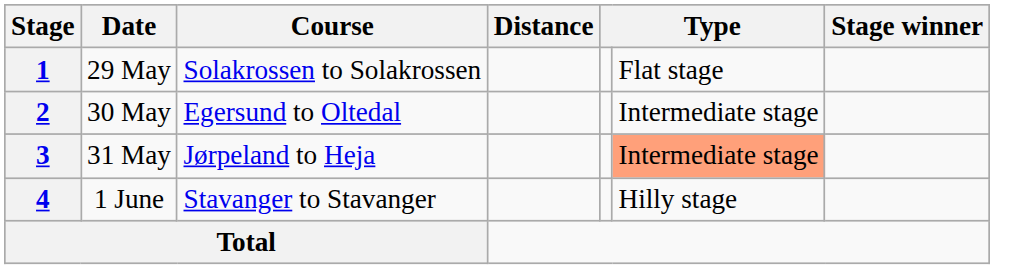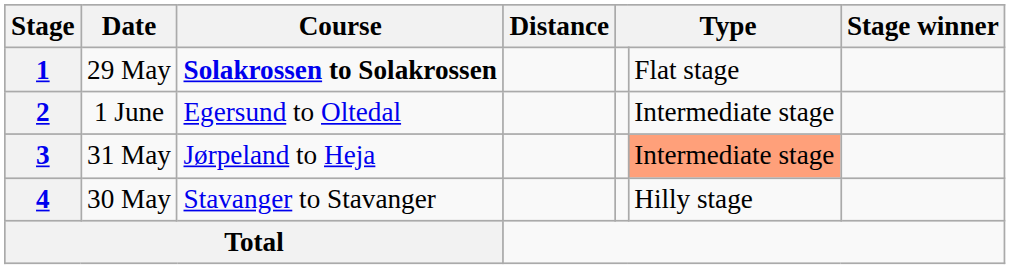(332, 69) normal -> (340, 69) bold
(129, 112) 30 May -> (129, 112) 1 June
(129, 198) 1 June -> (129, 198) 30 May
